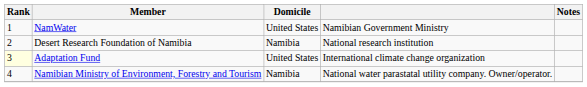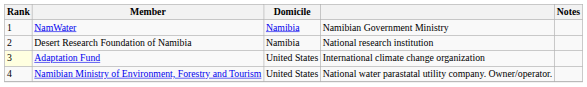(292, 27) United States -> (283, 27) Namibia
(283, 74) Namibia -> (292, 74) United States
